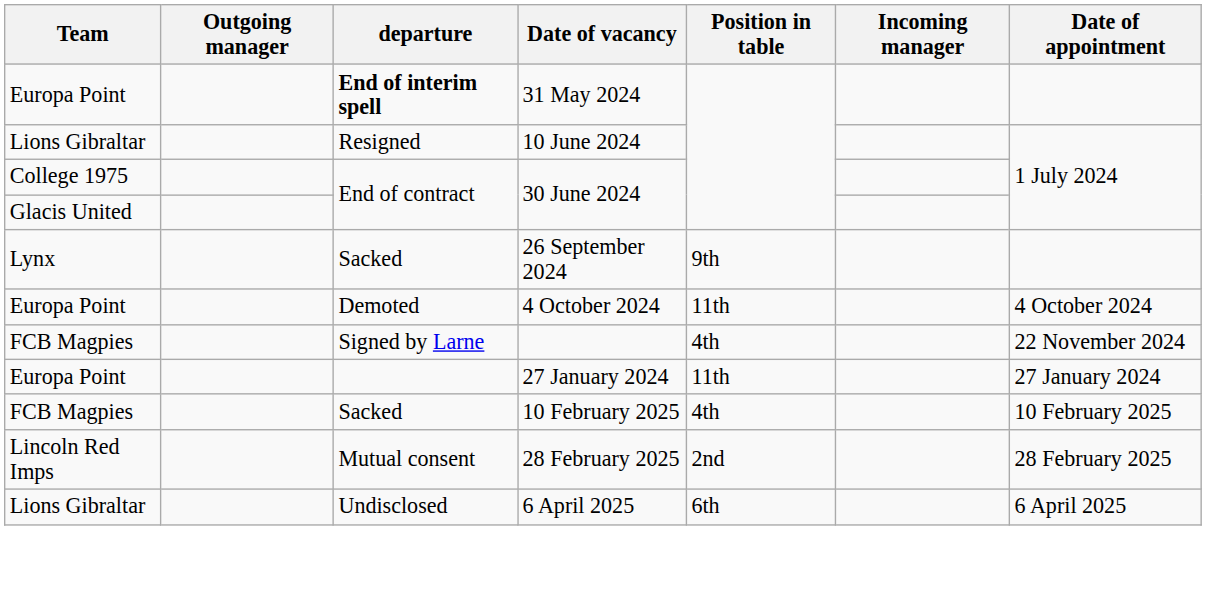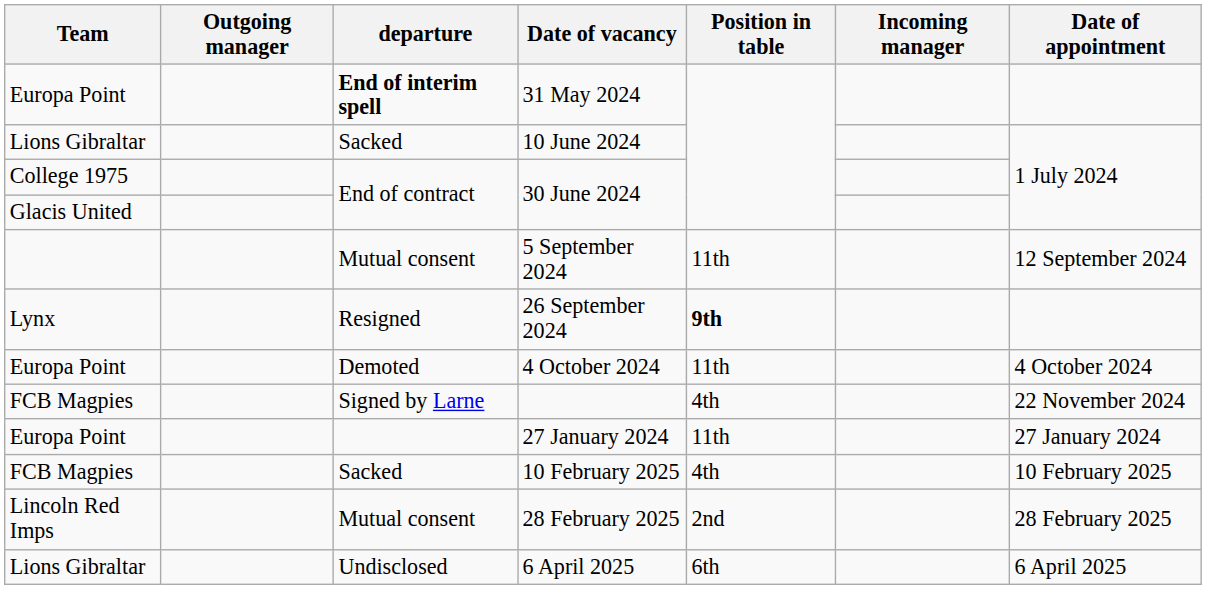(380, 141) Resigned -> (370, 141) Sacked
+ row: (83, 259)
(370, 259) Sacked -> (380, 319) Resigned
(706, 259) normal -> (707, 319) bold
